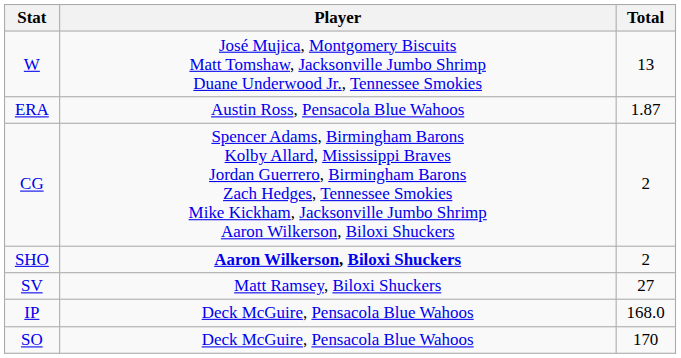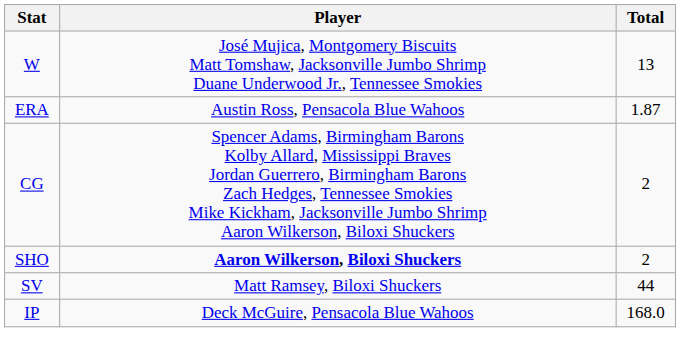(646, 285) 27 -> (646, 285) 44
- row: (32, 339)
